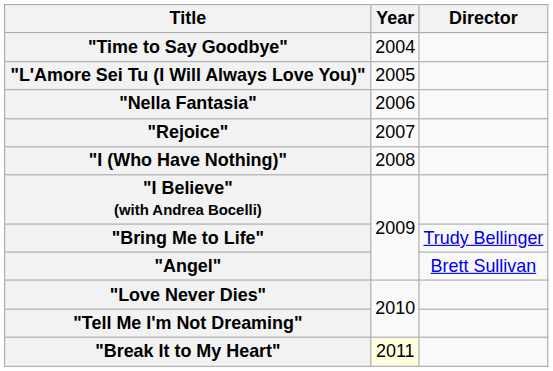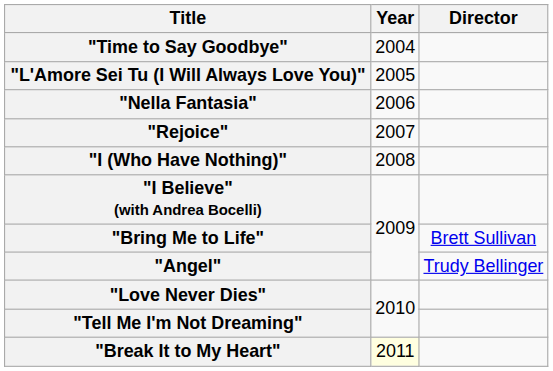(483, 237) Trudy Bellinger -> (483, 237) Brett Sullivan
(483, 266) Brett Sullivan -> (483, 266) Trudy Bellinger
